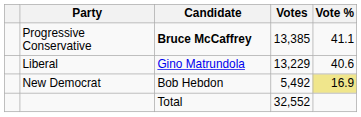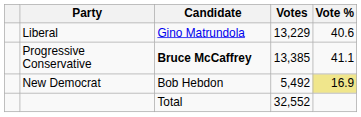rows swapped: (57, 39) <-> (40, 64)
